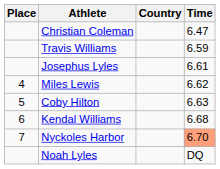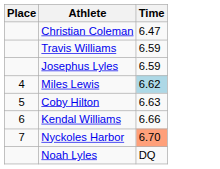- column: (160, 13)
(198, 66) 6.61 -> (150, 66) 6.59
(198, 84) no background -> (150, 84) lightblue background
(198, 119) 6.68 -> (150, 119) 6.66
